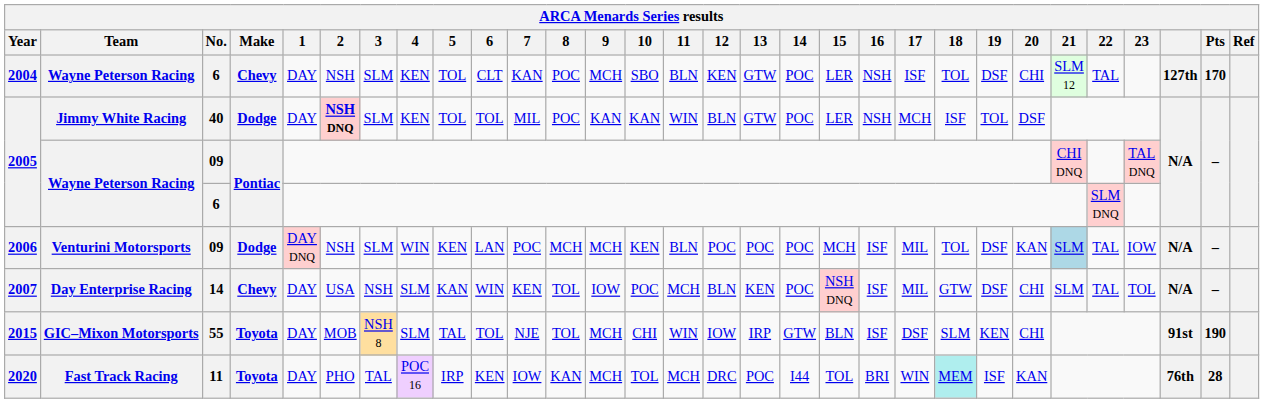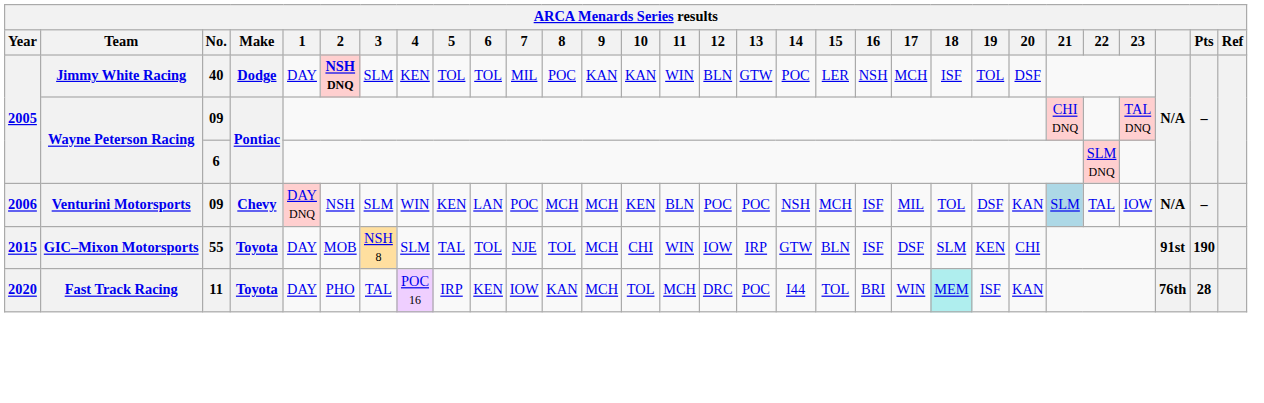- row: (22, 75)
(257, 247) Dodge -> (257, 204) Chevy
(800, 247) POC -> (796, 204) NSH
- row: (22, 290)
